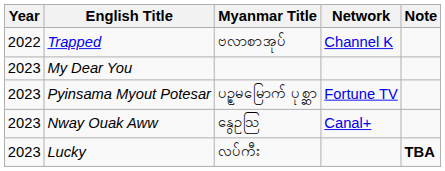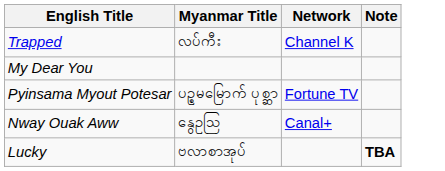- column: (24, 16)
(252, 41) ဗလာစာအုပ် -> (199, 41) လပ်ကီး
(239, 151) လပ်ကီး -> (212, 151) ဗလာစာအုပ်
